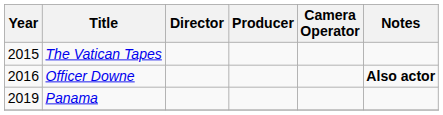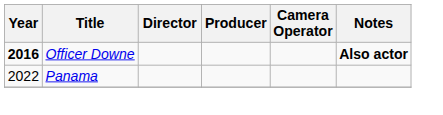- row: (104, 53)
(23, 76) normal -> (23, 53) bold
(23, 98) 2019 -> (23, 76) 2022
